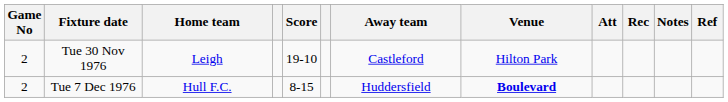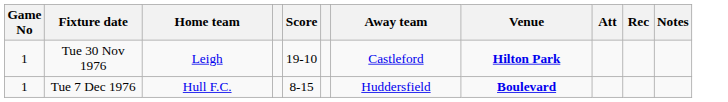- column: (707, 22)
(24, 58) 2 -> (24, 58) 1
(527, 58) normal -> (527, 58) bold
(24, 87) 2 -> (24, 87) 1
